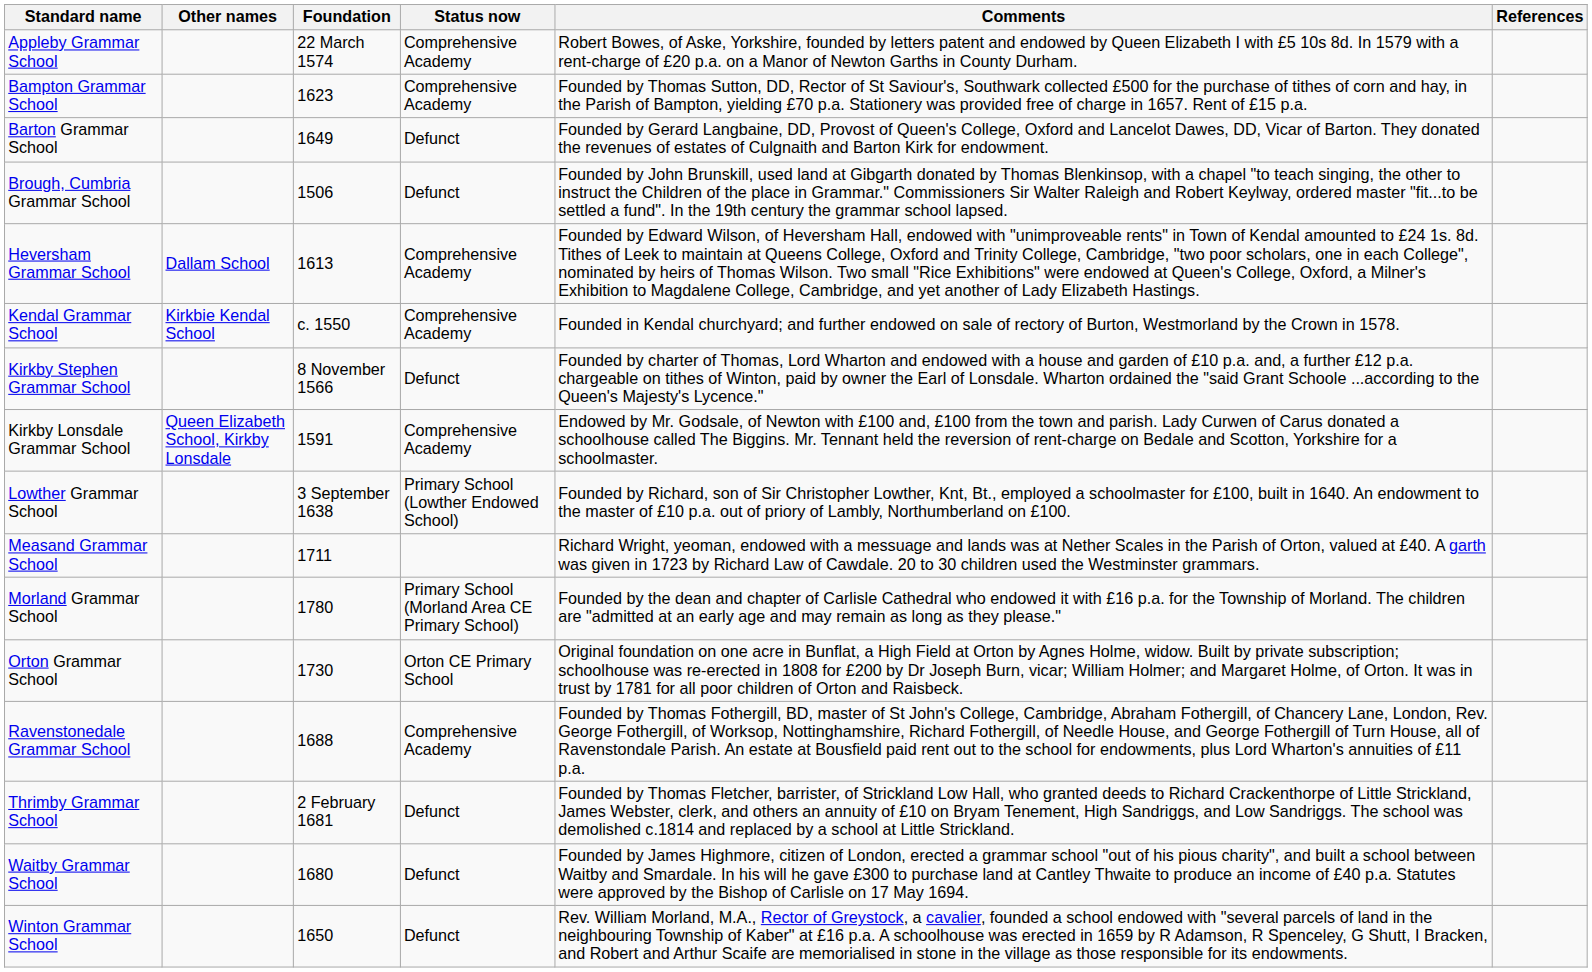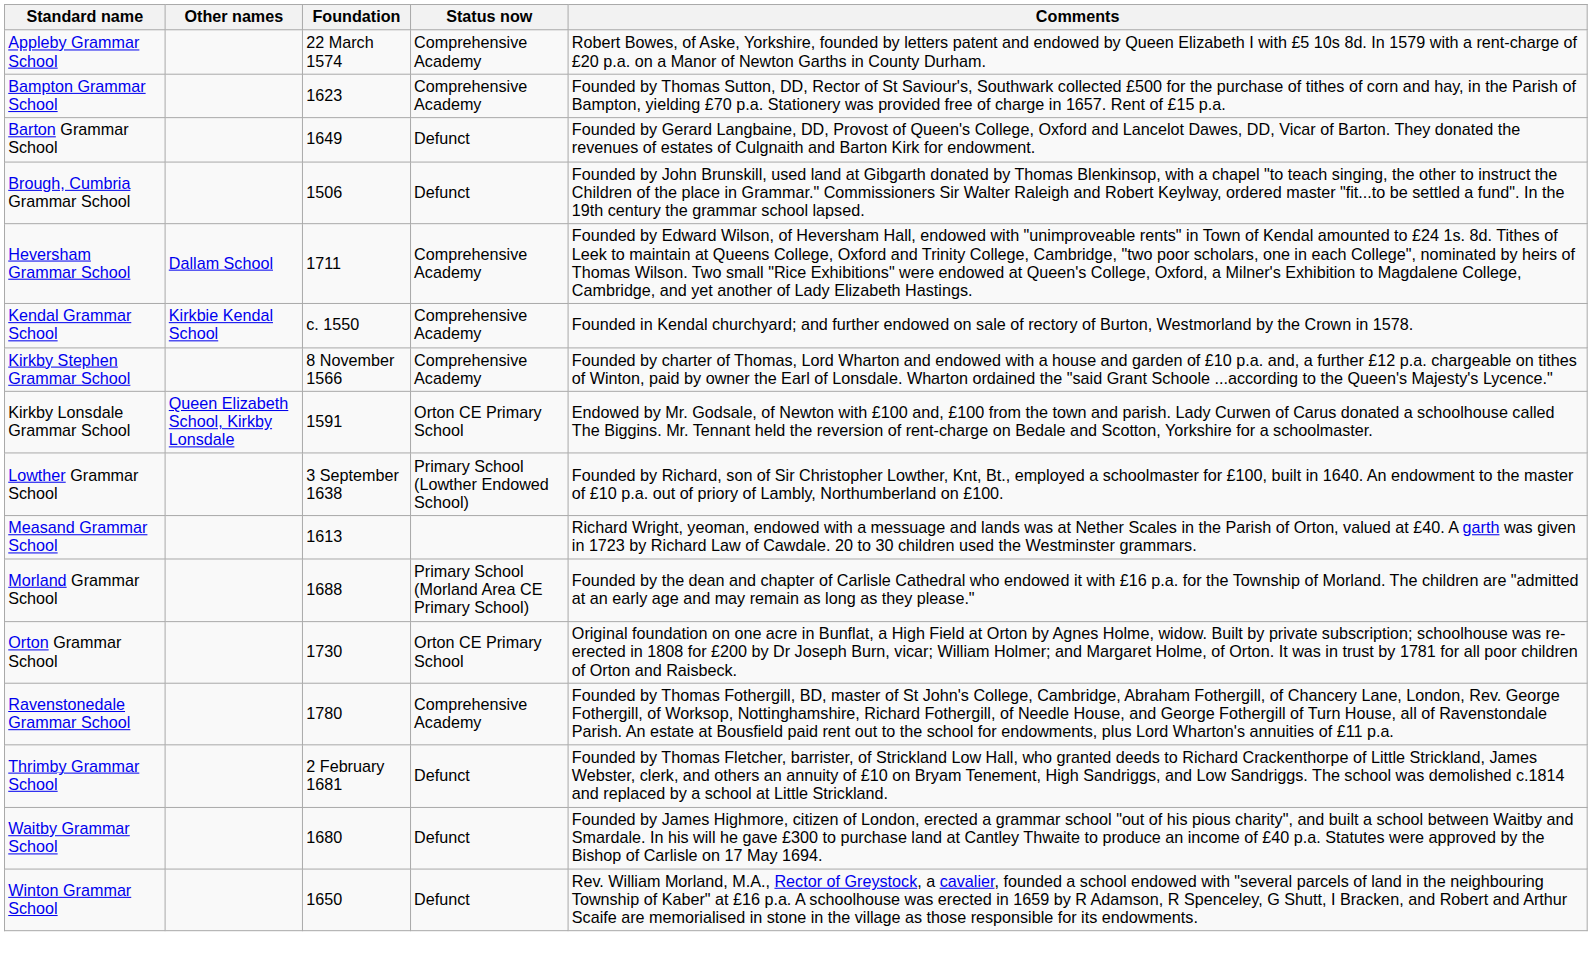- column: (1540, 17)
(315, 263) 1613 -> (324, 263) 1711
(432, 378) Defunct -> (471, 369) Comprehensive Academy
(460, 440) Comprehensive Academy -> (478, 422) Orton CE Primary School
(315, 555) 1711 -> (324, 537) 1613
(315, 608) 1780 -> (324, 590) 1688
(315, 741) 1688 -> (324, 714) 1780
